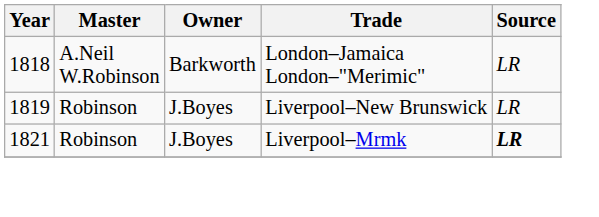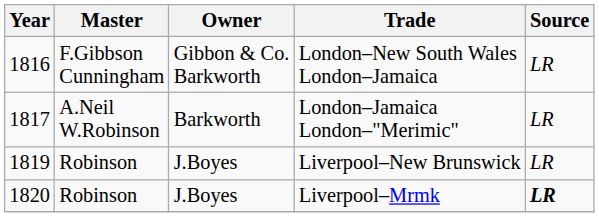+ row: (408, 64)
(30, 64) 1818 -> (30, 119) 1817
(30, 140) 1821 -> (30, 195) 1820
